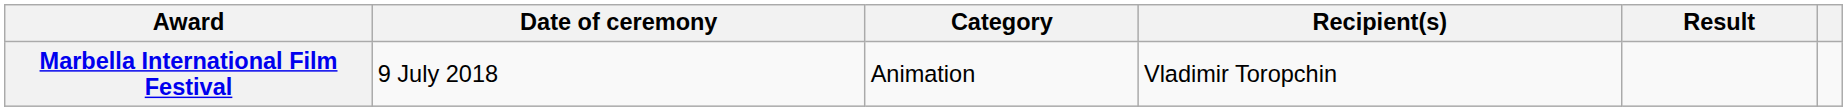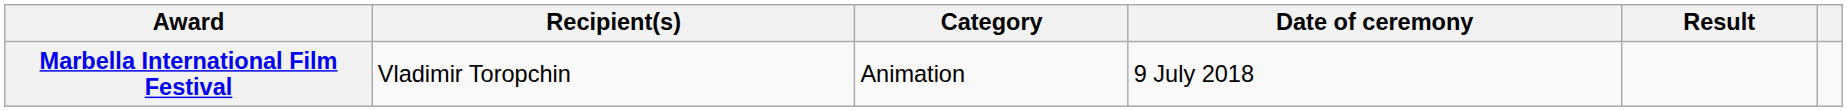columns swapped: (619, 23) <-> (1380, 23)
